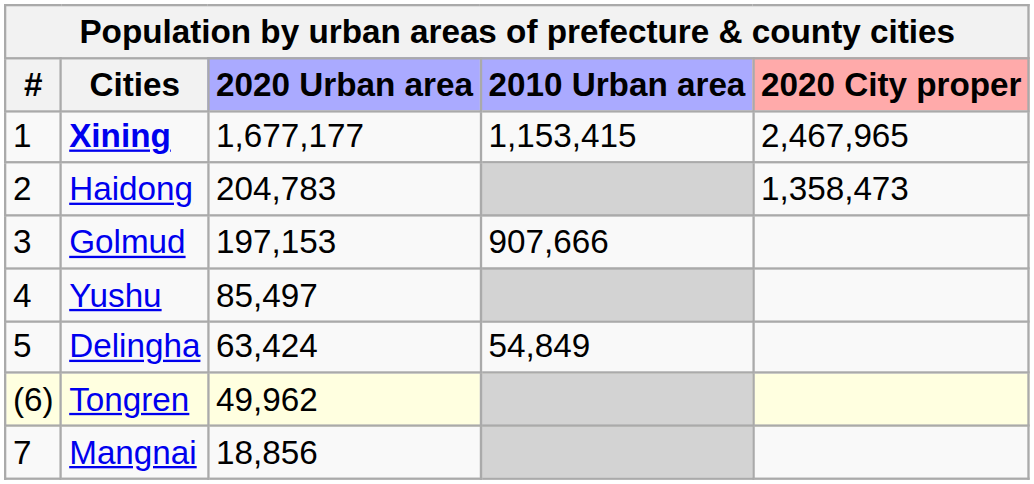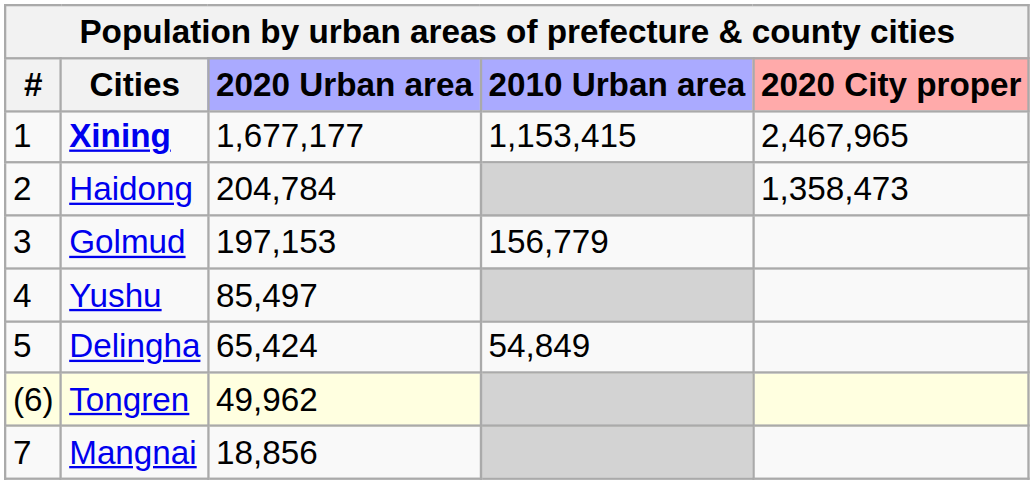(276, 189) 204,783 -> (276, 189) 204,784
(549, 242) 907,666 -> (549, 242) 156,779
(267, 347) 63,424 -> (267, 347) 65,424
